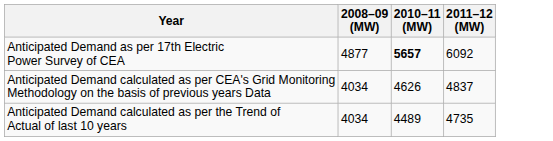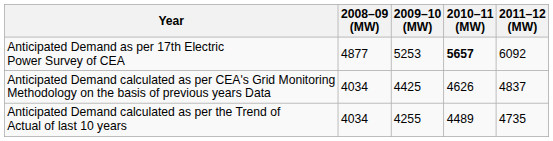+ column: (418, 20)
